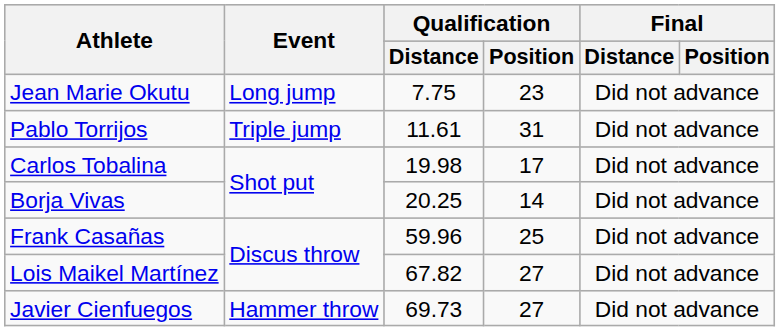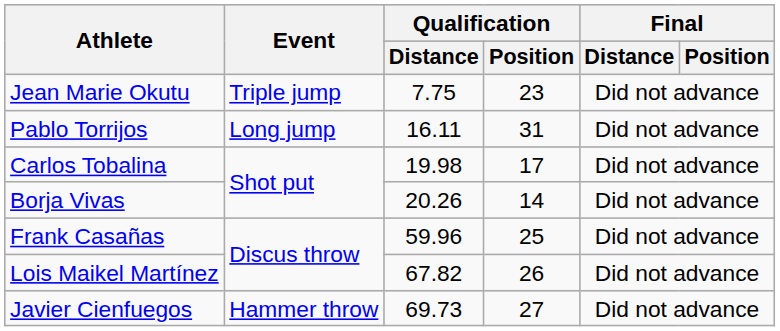(282, 93) Long jump -> (285, 93) Triple jump
(285, 129) Triple jump -> (282, 129) Long jump
(434, 129) 11.61 -> (434, 129) 16.11
(434, 201) 20.25 -> (434, 201) 20.26
(532, 273) 27 -> (532, 273) 26
